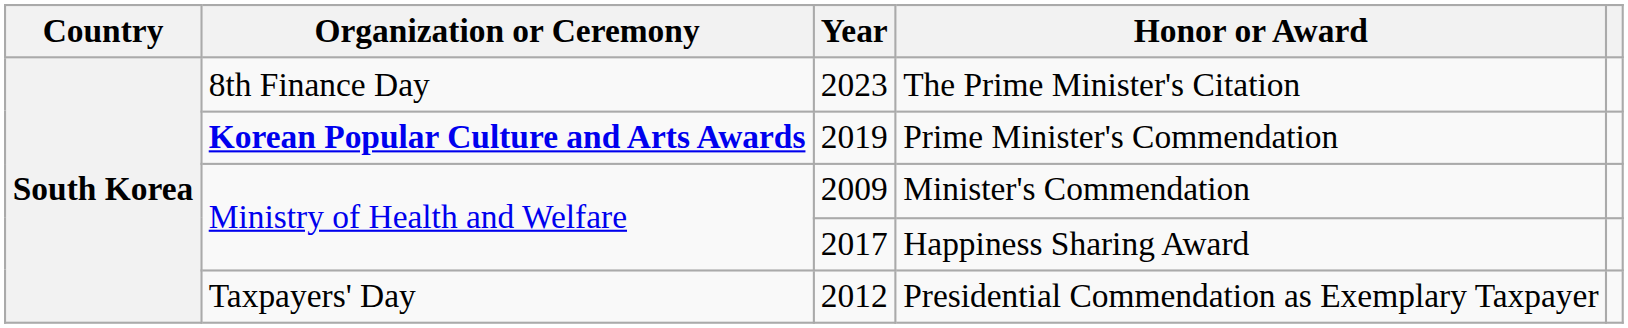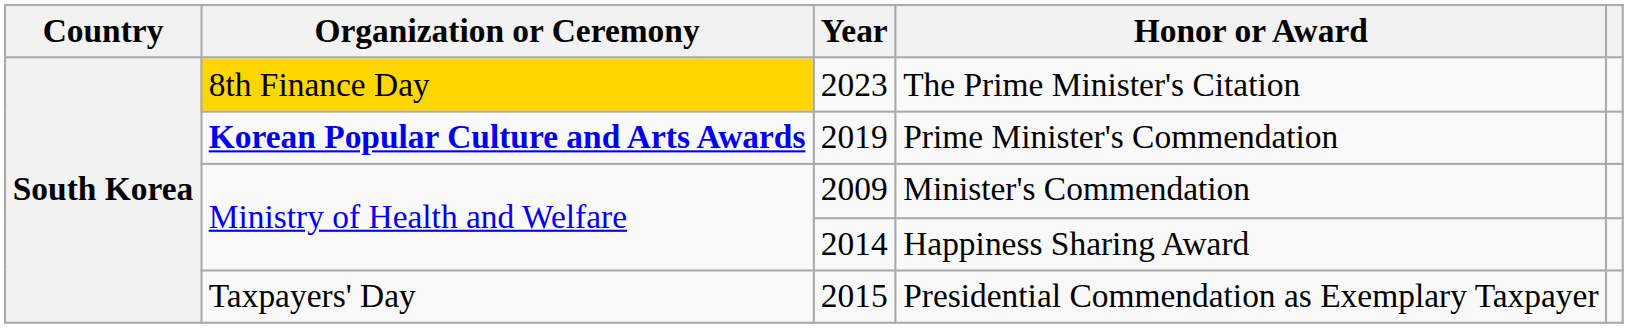(319, 84) no background -> (319, 84) gold background
(854, 243) 2017 -> (854, 243) 2014
(854, 296) 2012 -> (854, 296) 2015
